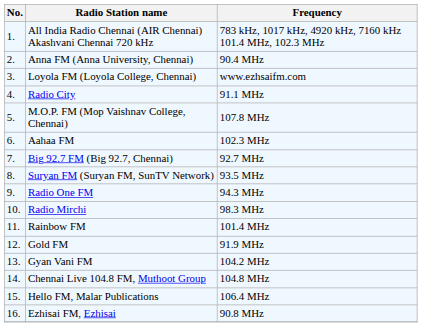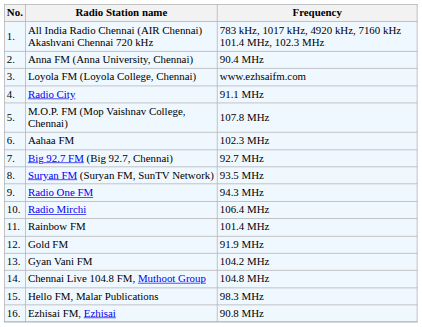(242, 210) 98.3 MHz -> (245, 210) 106.4 MHz
(245, 296) 106.4 MHz -> (242, 296) 98.3 MHz
